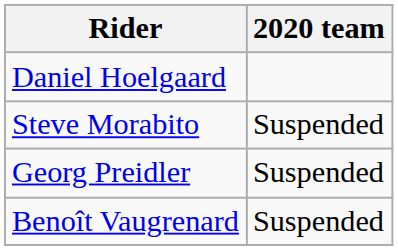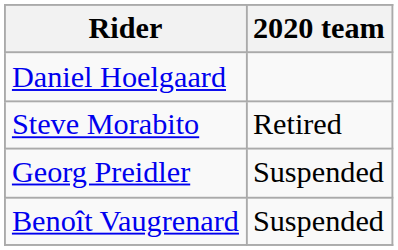(318, 124) Suspended -> (297, 124) Retired
